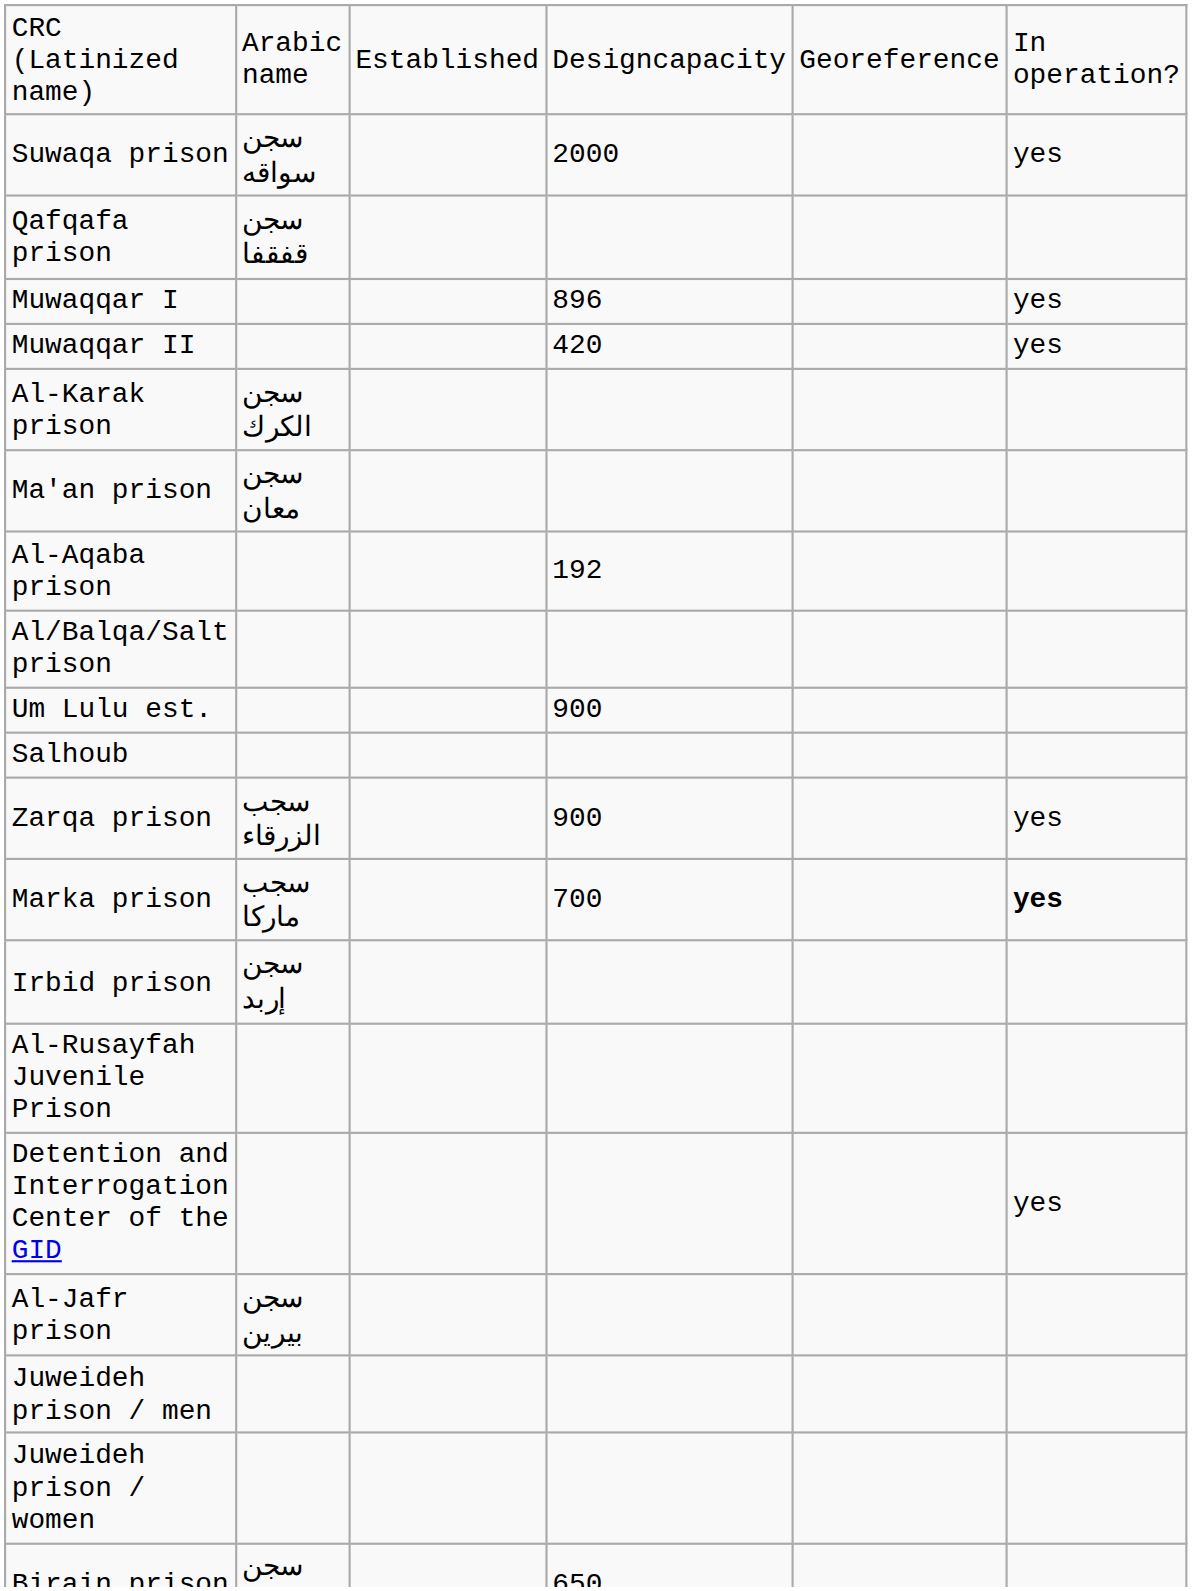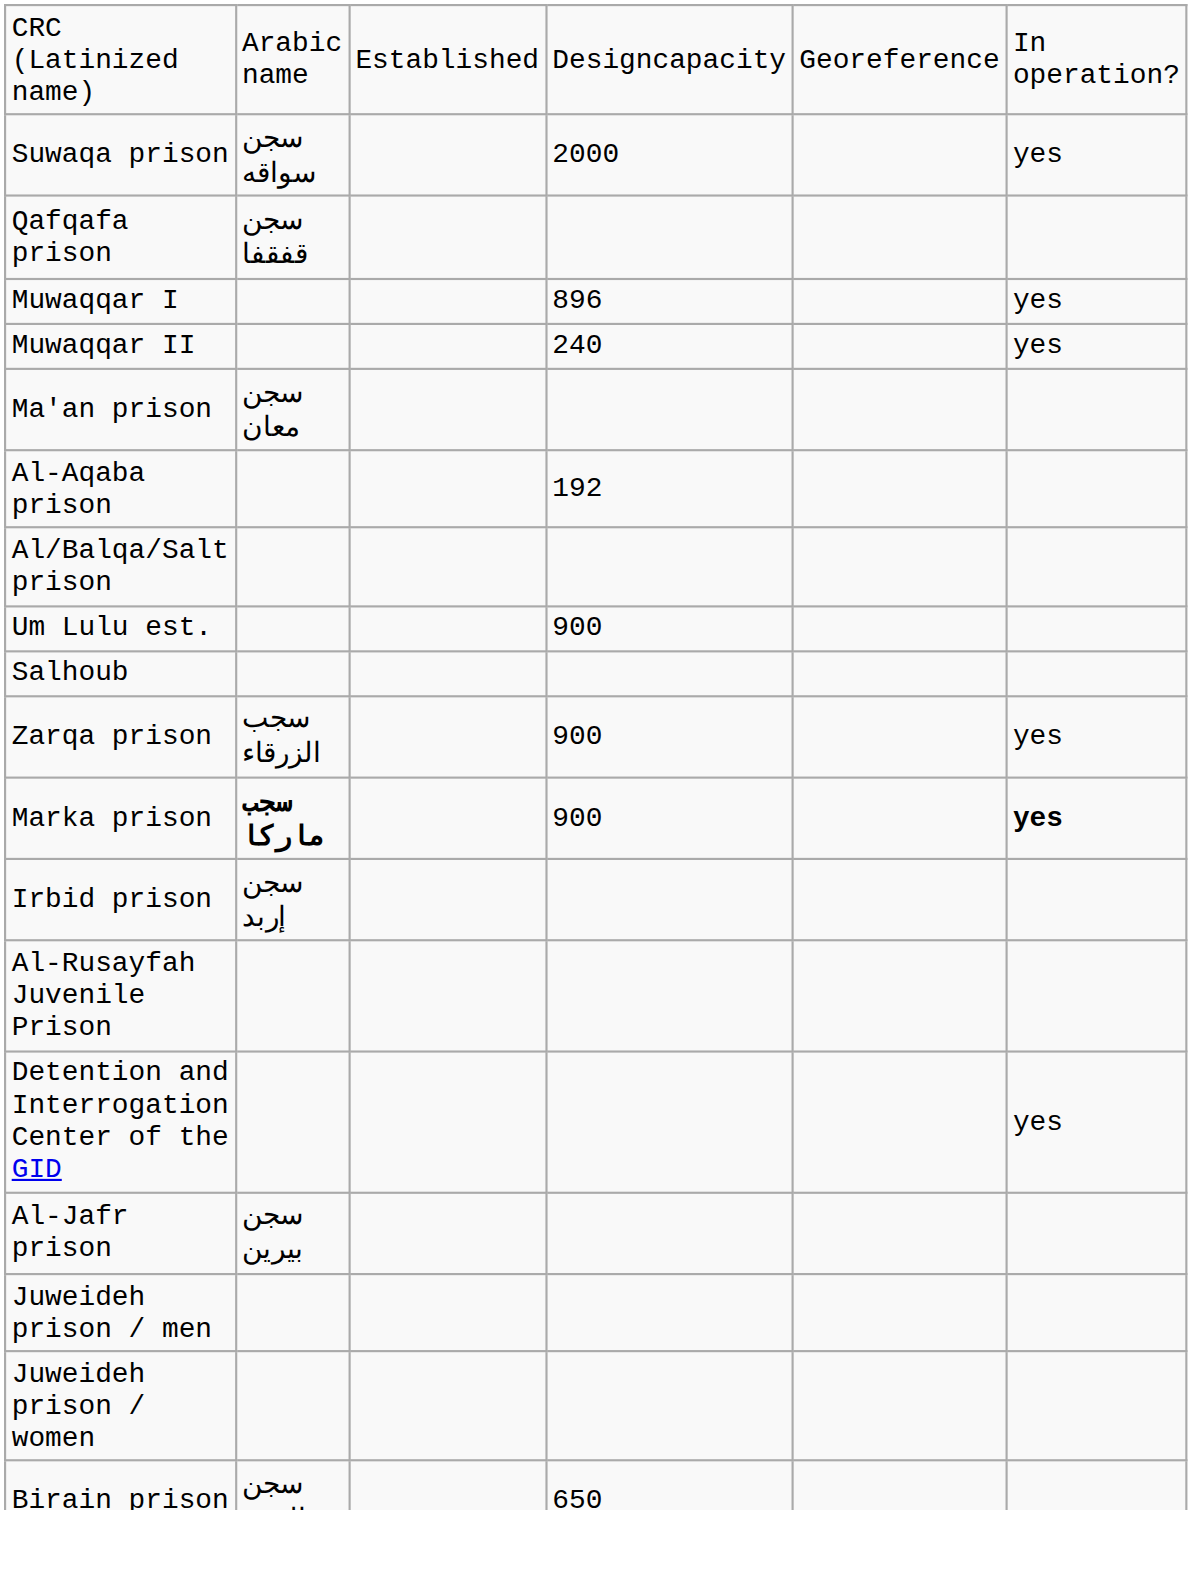(577, 346) 420 -> (577, 346) 240
- row: (78, 410)
(276, 901) normal -> (284, 820) bold
(577, 900) 700 -> (577, 819) 900
